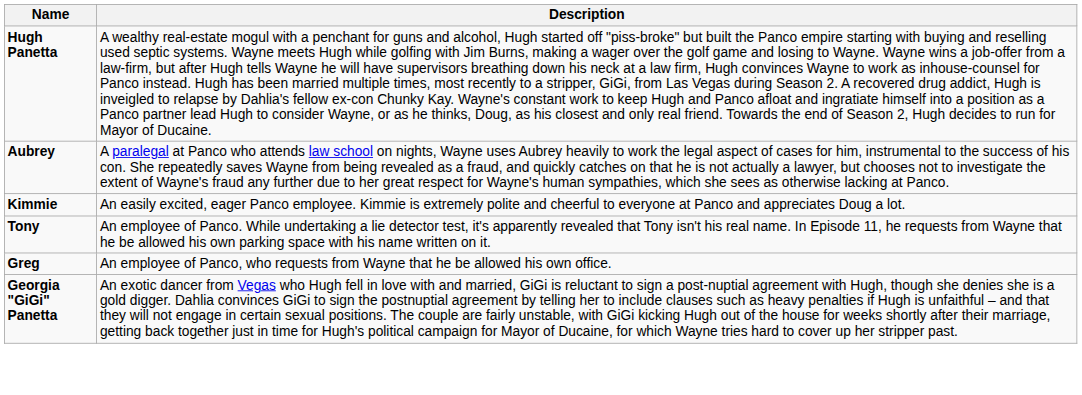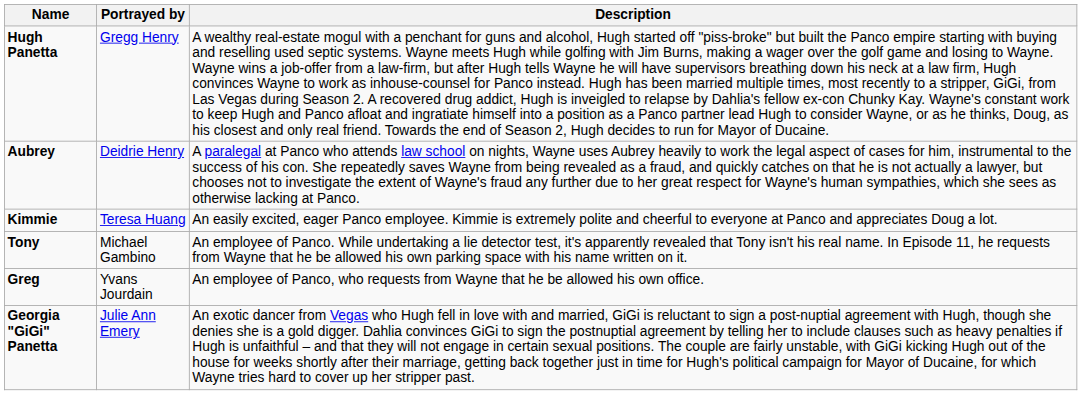+ column: (143, 15)
